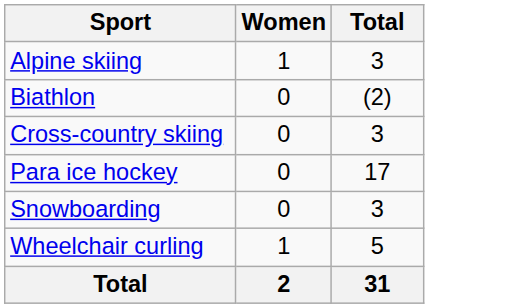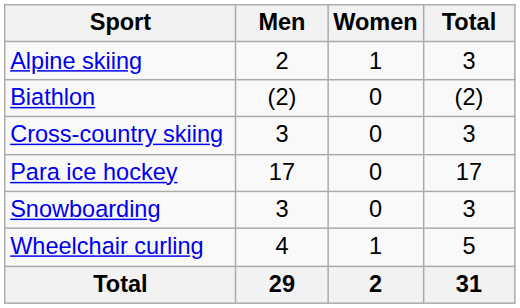+ column: (282, 23)
